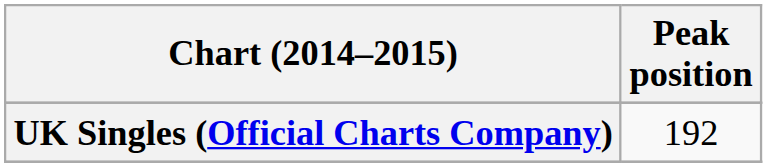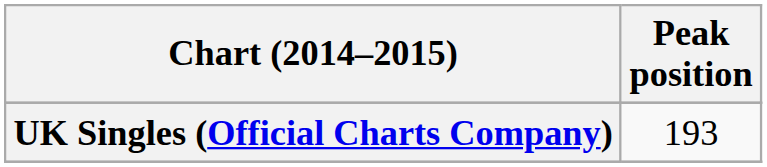(691, 131) 192 -> (691, 131) 193
